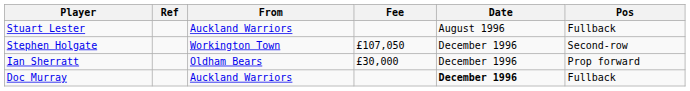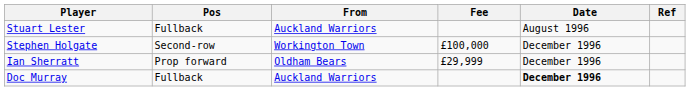columns swapped: (625, 13) <-> (170, 13)
(380, 45) £107,050 -> (465, 45) £100,000
(377, 61) £30,000 -> (462, 61) £29,999
